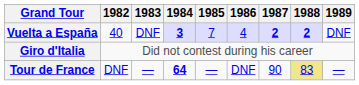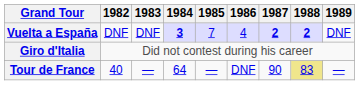(116, 32) 40 -> (116, 32) DNF
(116, 70) DNF -> (116, 70) 40
(180, 70) bold -> (180, 70) normal
